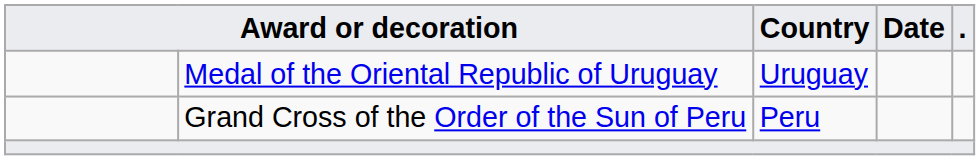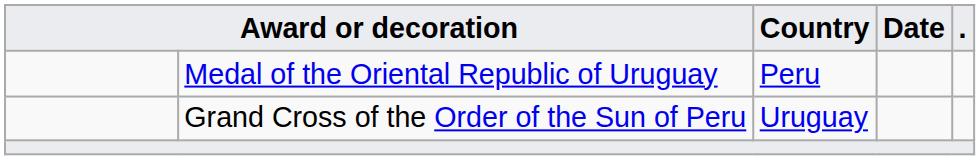(814, 73) Uruguay -> (790, 73) Peru
(790, 119) Peru -> (814, 119) Uruguay
